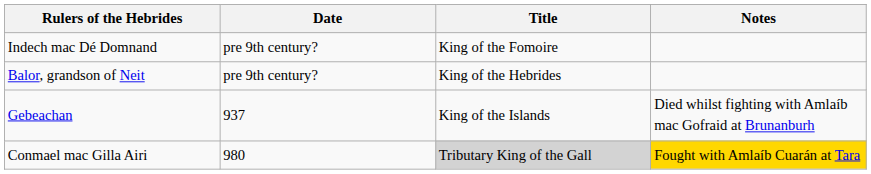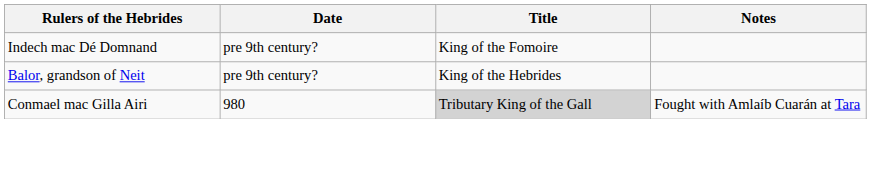- row: (40, 115)
(757, 154) gold background -> (757, 104) no background
